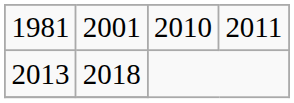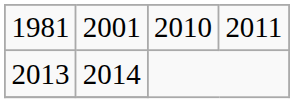(112, 73) 2018 -> (112, 73) 2014
